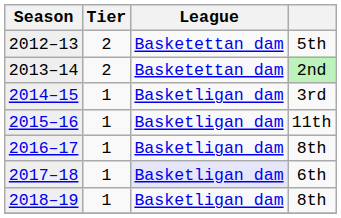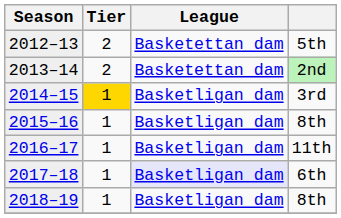(106, 96) no background -> (106, 96) gold background
(312, 122) 11th -> (312, 122) 8th
(312, 148) 8th -> (312, 148) 11th
